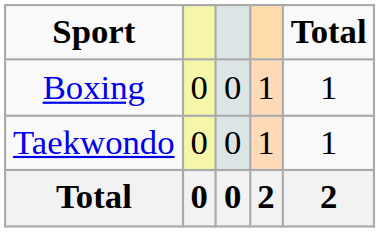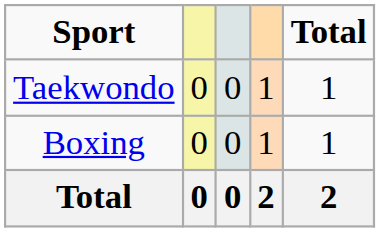rows swapped: (94, 87) <-> (94, 142)
